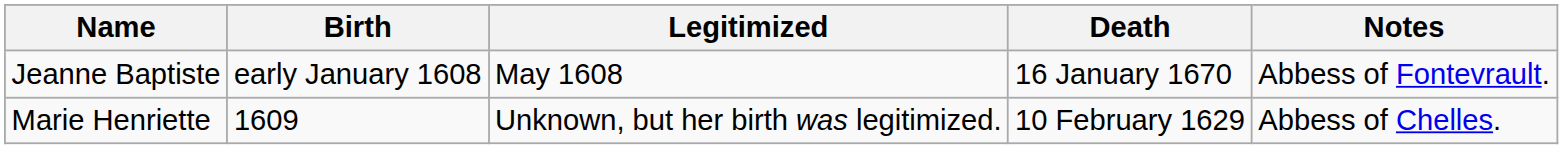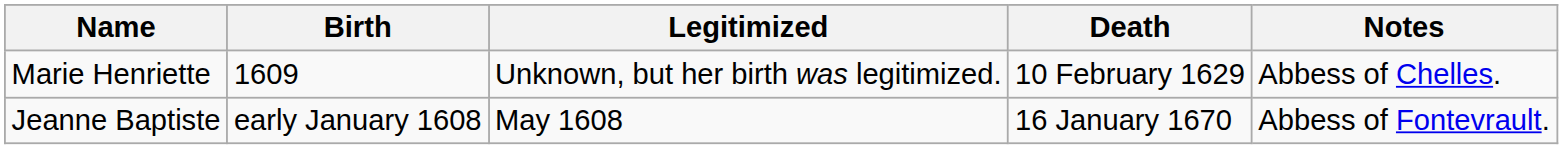rows swapped: (116, 73) <-> (111, 119)
